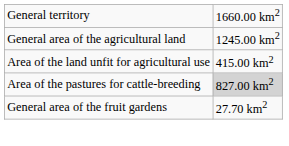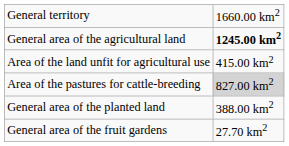(248, 38) normal -> (248, 38) bold
+ row: (86, 107)
